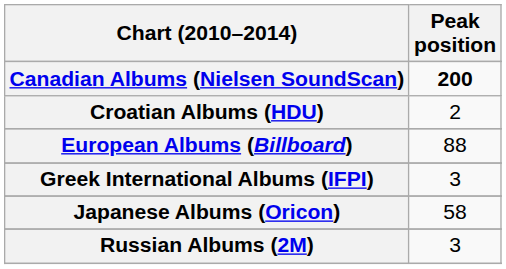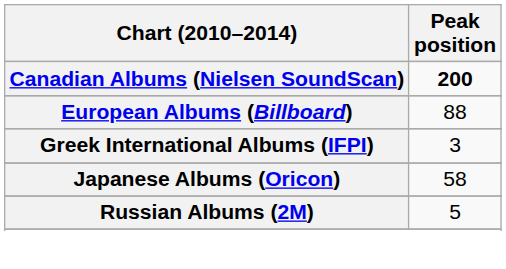- row: (207, 111)
(455, 245) 3 -> (455, 212) 5
